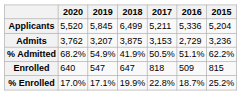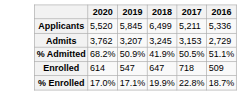- column: (221, 12)
(131, 40) 3,875 -> (161, 40) 3,245
(103, 54) 54.9% -> (132, 54) 50.9%
(68, 69) 640 -> (97, 69) 614
(157, 69) 818 -> (187, 69) 718
